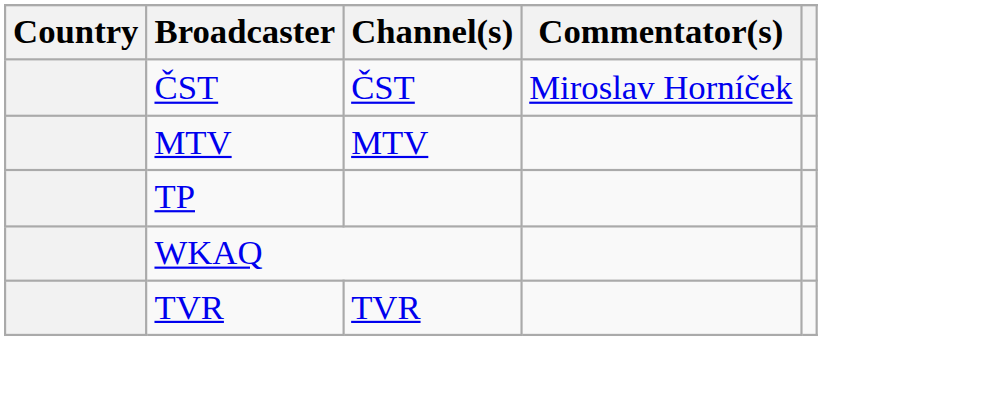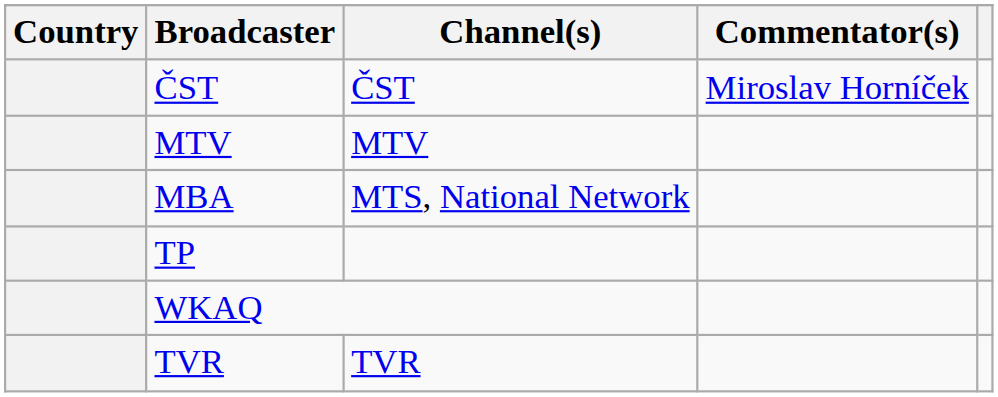+ row: (194, 197)
